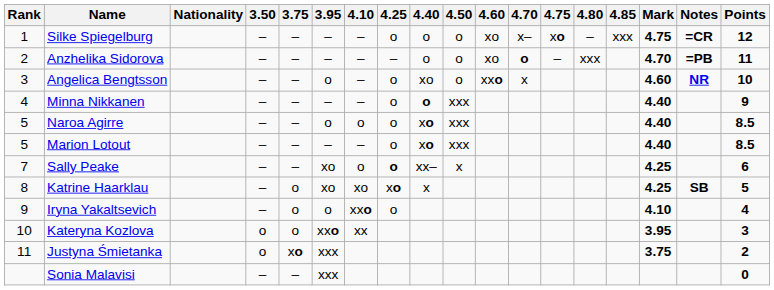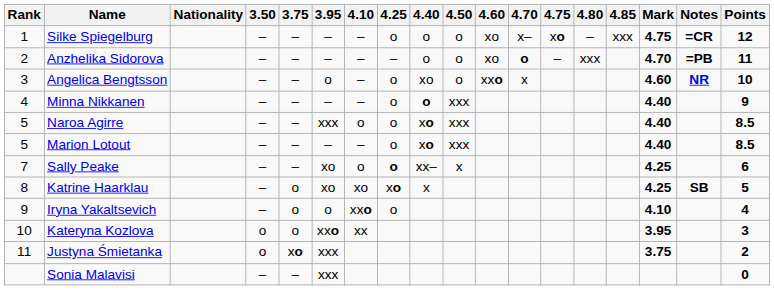(328, 123) o -> (328, 123) xxx
